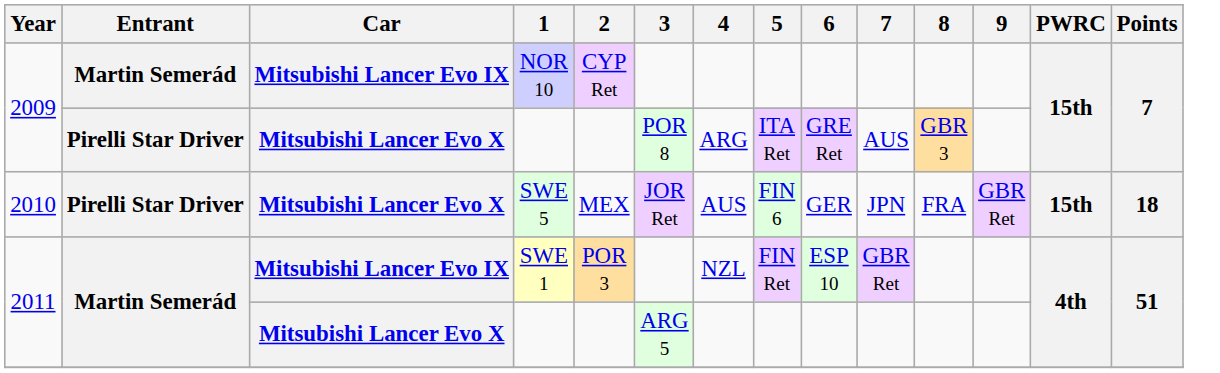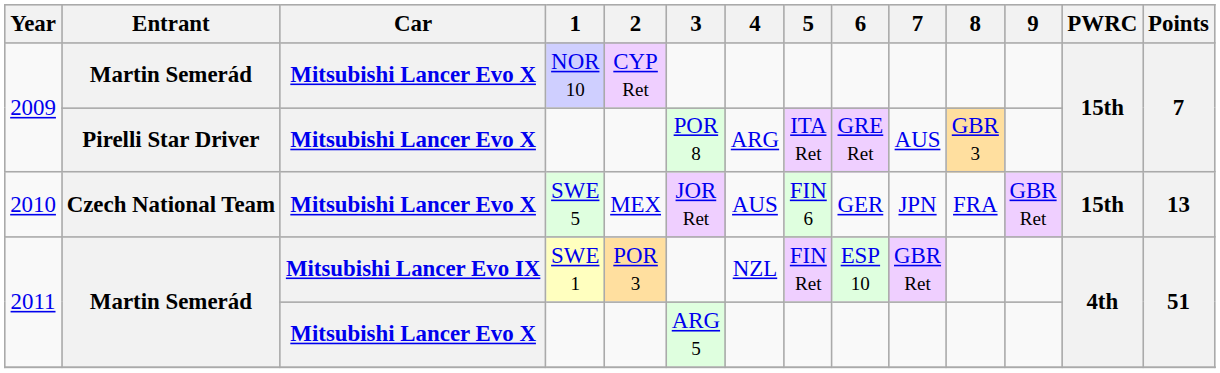(382, 75) Mitsubishi Lancer Evo IX -> (413, 75) Mitsubishi Lancer Evo X
(155, 204) Pirelli Star Driver -> (171, 204) Czech National Team
(1147, 204) 18 -> (1179, 204) 13
